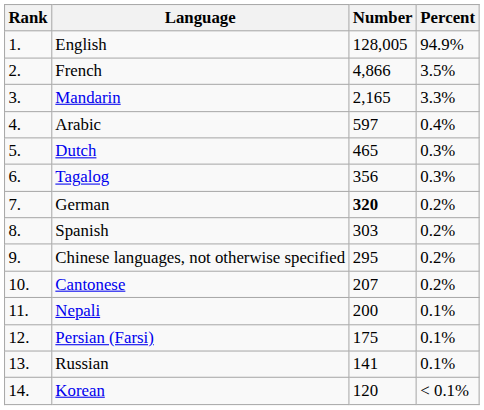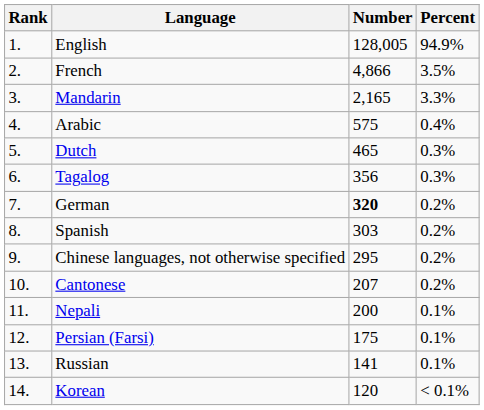(365, 124) 597 -> (365, 124) 575
